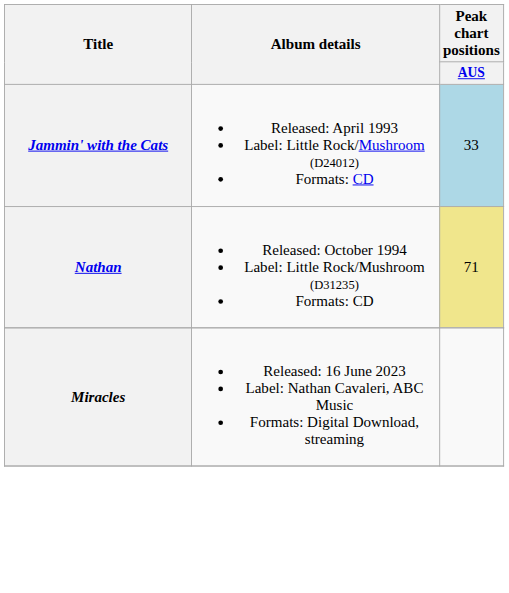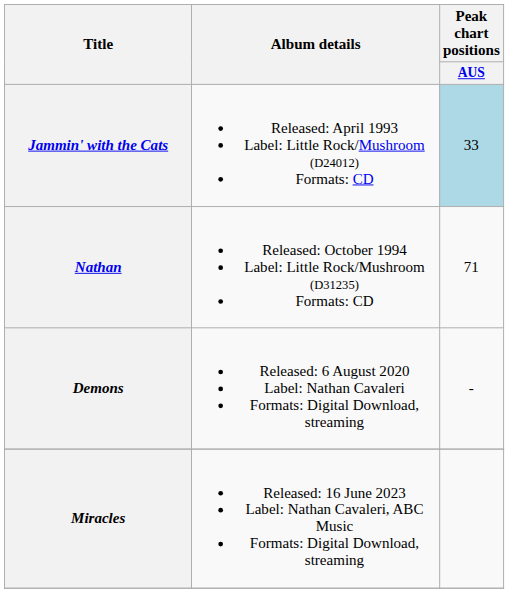(471, 266) khaki background -> (471, 266) no background
+ row: (98, 388)
